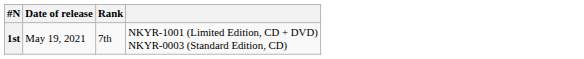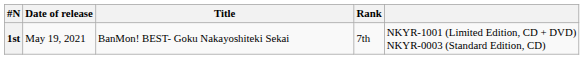+ column: (225, 13)
